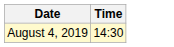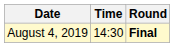+ column: (148, 14)
